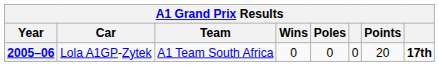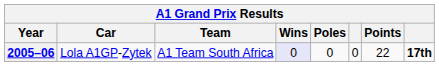(294, 52) no background -> (294, 52) lavender background
(383, 52) 20 -> (383, 52) 22
